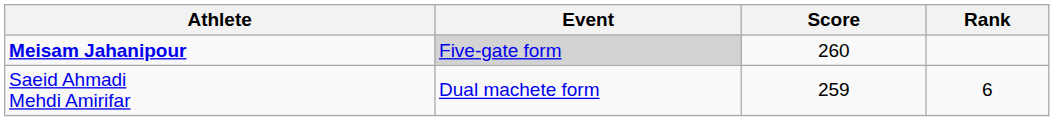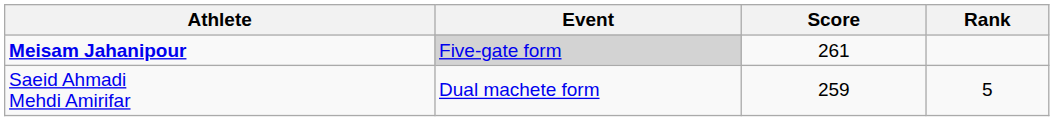(834, 50) 260 -> (834, 50) 261
(987, 91) 6 -> (987, 91) 5
